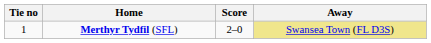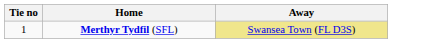- column: (234, 13)
